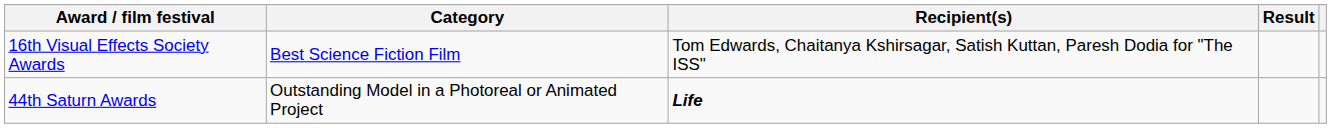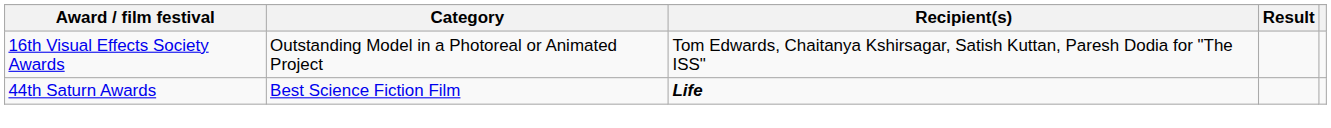(365, 54) Best Science Fiction Film -> (444, 54) Outstanding Model in a Photoreal or Animated Project
(444, 100) Outstanding Model in a Photoreal or Animated Project -> (365, 90) Best Science Fiction Film
